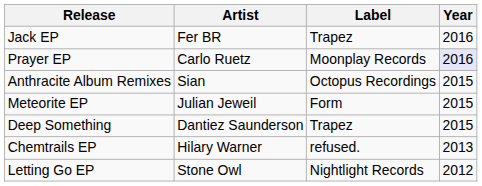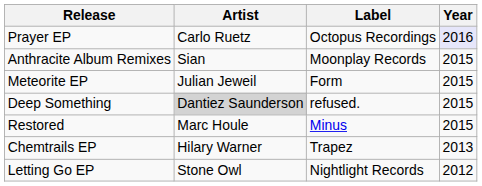- row: (33, 37)
(368, 59) Moonplay Records -> (373, 37) Octopus Recordings
(373, 81) Octopus Recordings -> (368, 59) Moonplay Records
(240, 125) no background -> (240, 103) lightgrey background
(331, 125) Trapez -> (335, 103) refused.
+ row: (36, 125)
(335, 147) refused. -> (331, 147) Trapez
